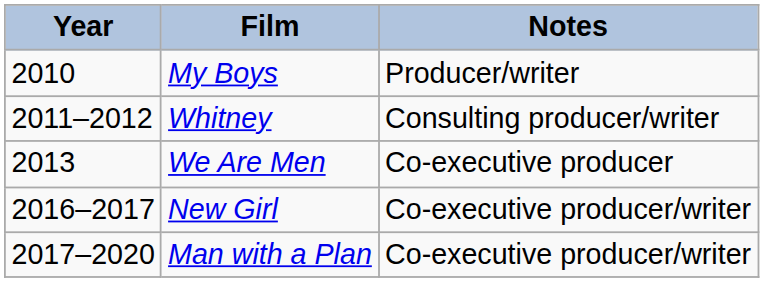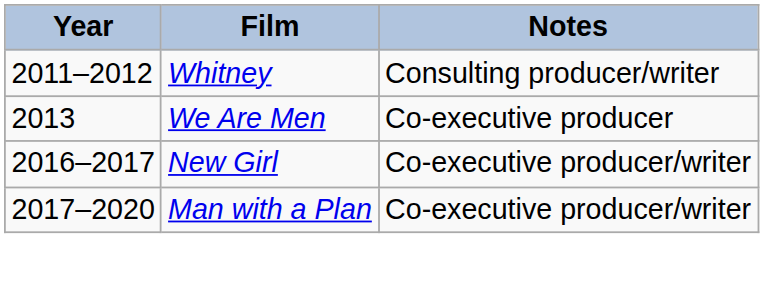- row: (223, 72)
